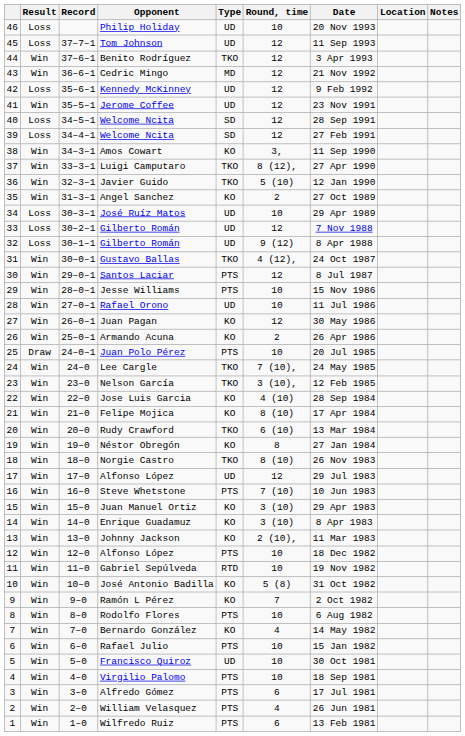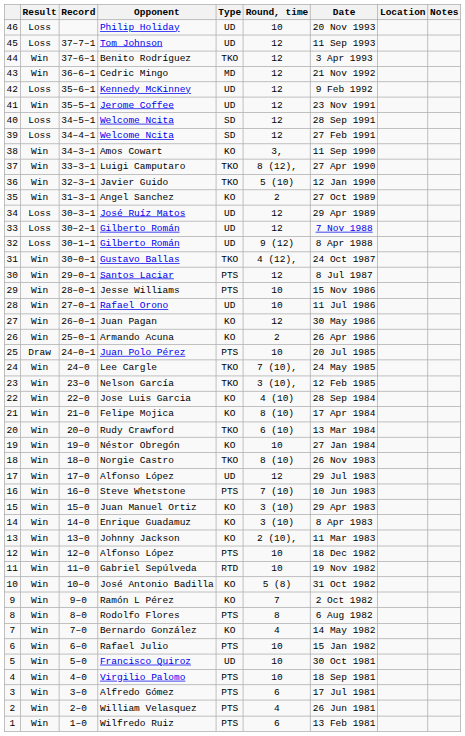(277, 213) 10 -> (277, 213) 12
(277, 445) 8 -> (277, 445) 10
(277, 615) 10 -> (277, 615) 8
